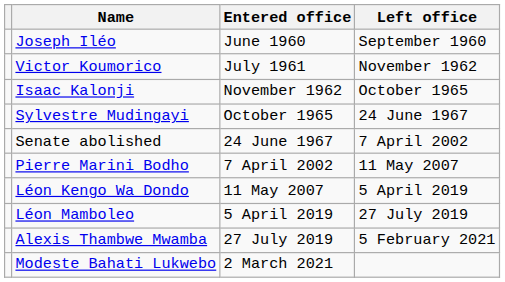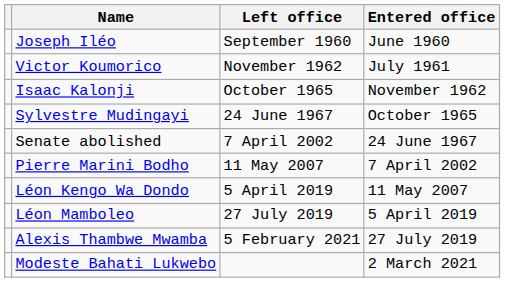columns swapped: (287, 17) <-> (427, 17)
